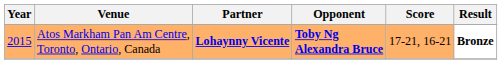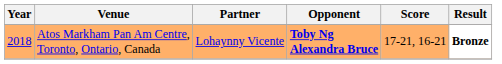(19, 41) 2015 -> (19, 41) 2018
(242, 41) bold -> (240, 41) normal
